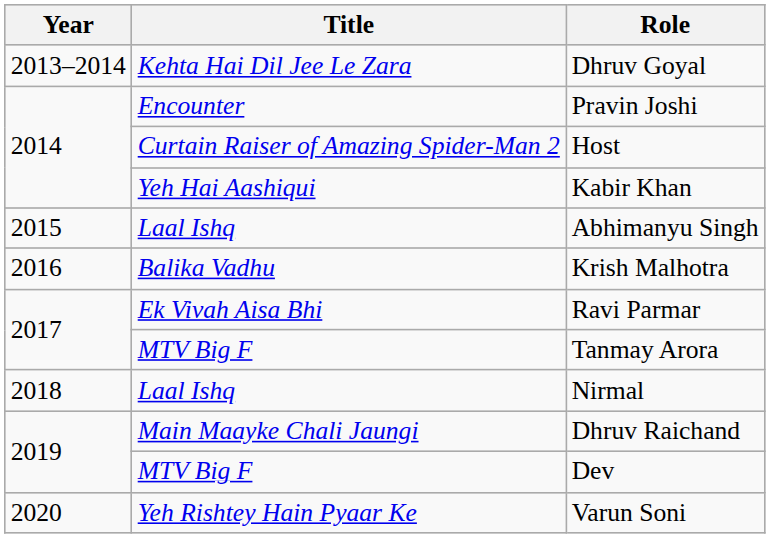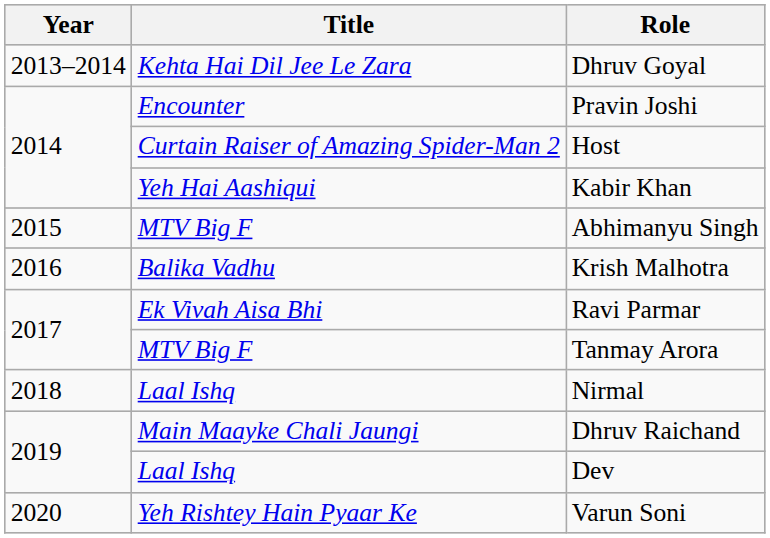(186, 227) Laal Ishq -> (195, 227) MTV Big F
(195, 471) MTV Big F -> (186, 471) Laal Ishq
